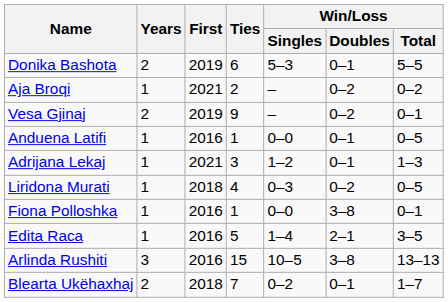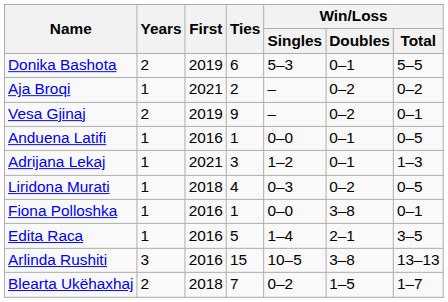(342, 284) 0–1 -> (342, 284) 1–5
